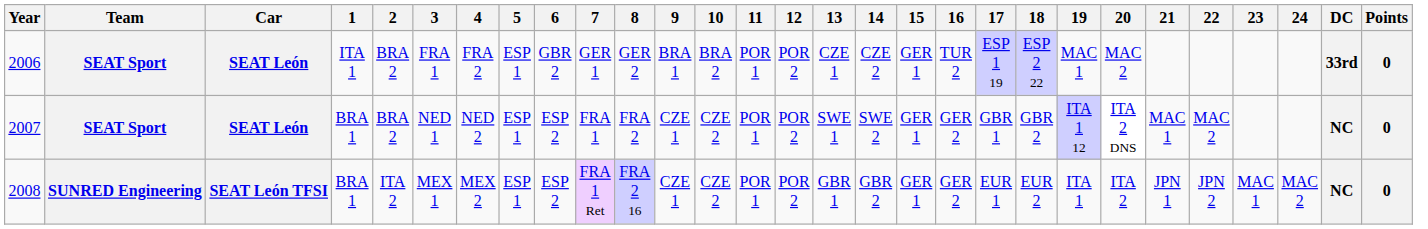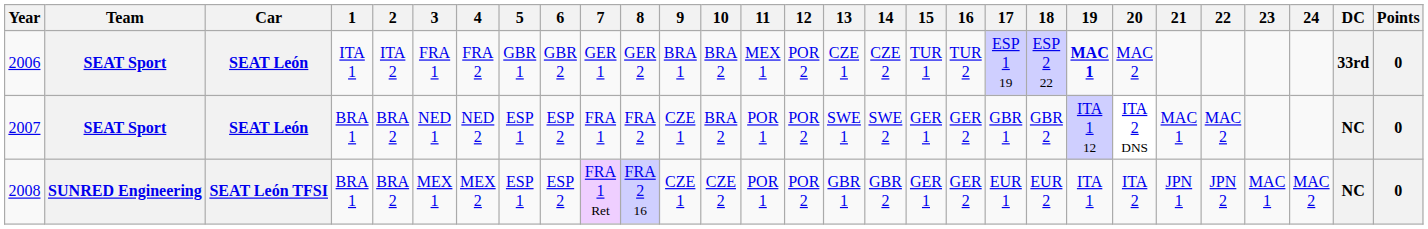(393, 62) BRA 2 -> (393, 62) ITA 2
(517, 62) ESP 1 -> (520, 62) GBR 1
(755, 62) POR 1 -> (763, 62) MEX 1
(916, 62) GER 1 -> (926, 62) TUR 1
(1079, 62) normal -> (1090, 62) bold
(716, 126) CZE 2 -> (721, 126) BRA 2
(393, 191) ITA 2 -> (393, 191) BRA 2
